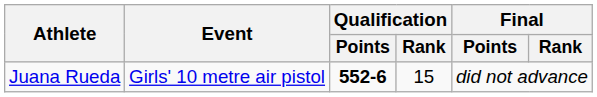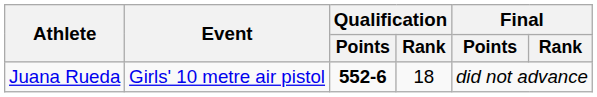(424, 77) 15 -> (424, 77) 18
